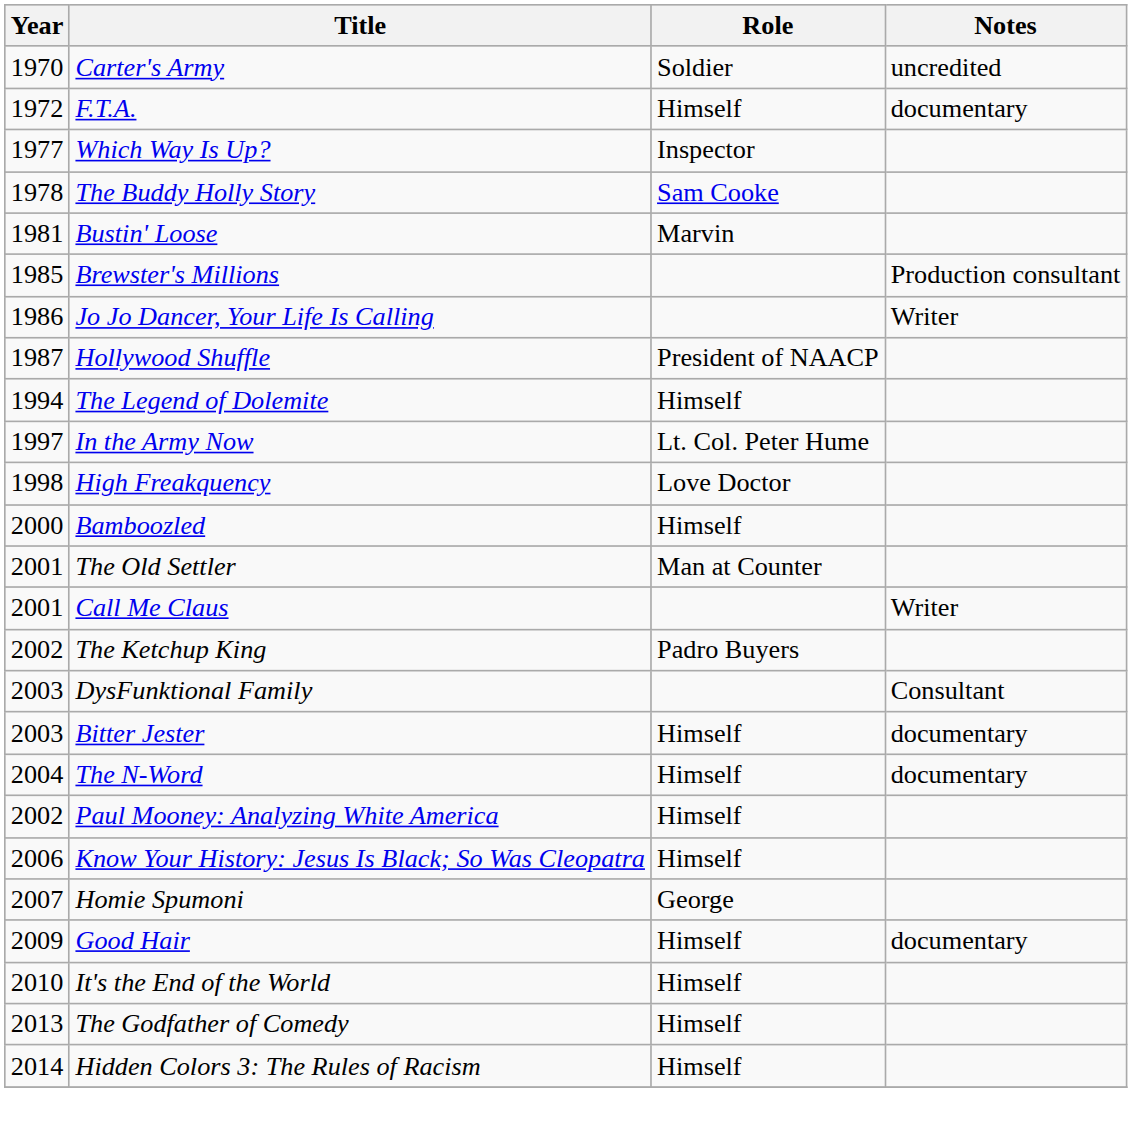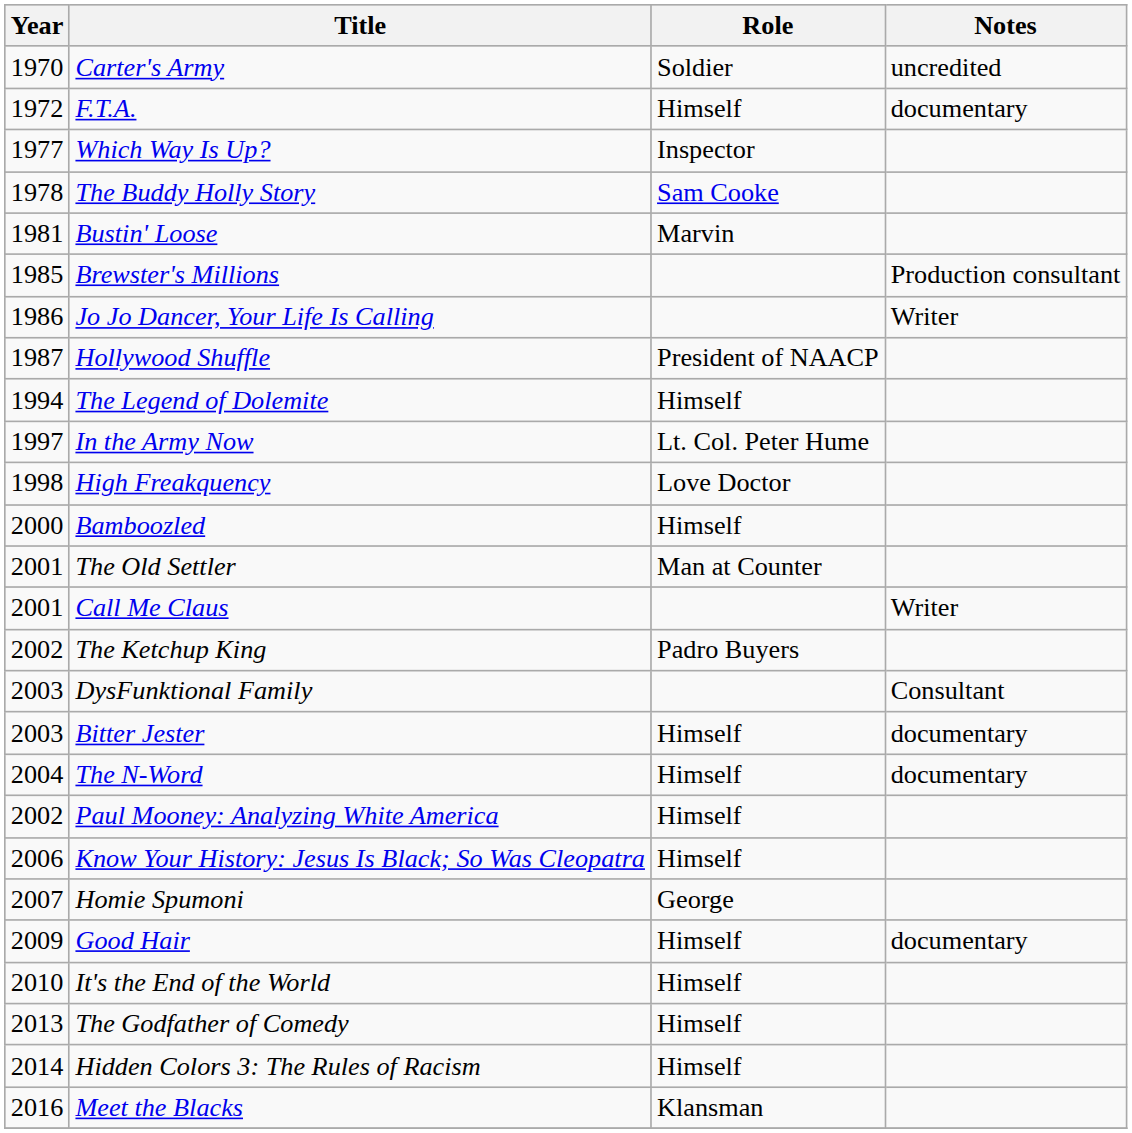+ row: (159, 1107)
